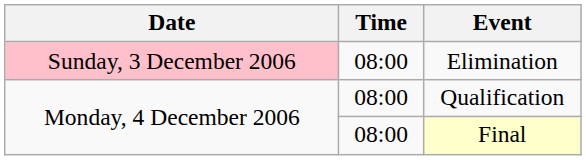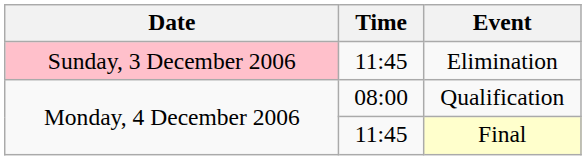(381, 60) 08:00 -> (381, 60) 11:45
(381, 135) 08:00 -> (381, 135) 11:45
